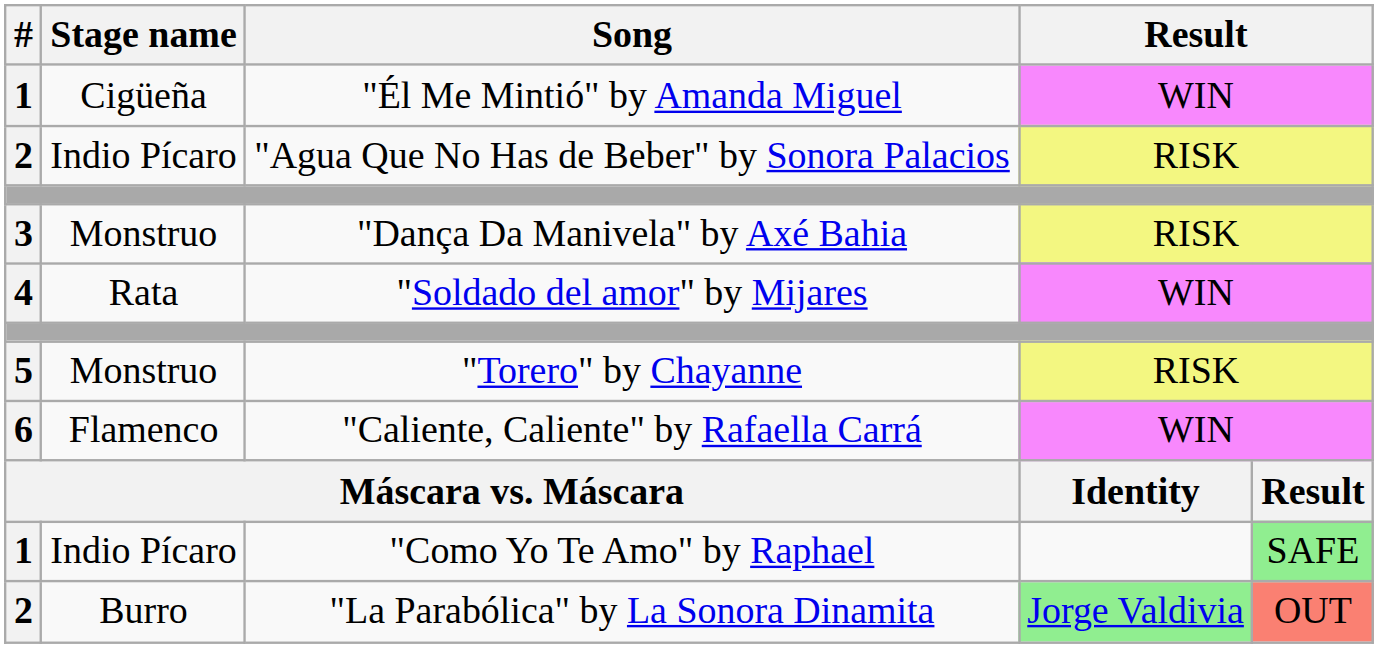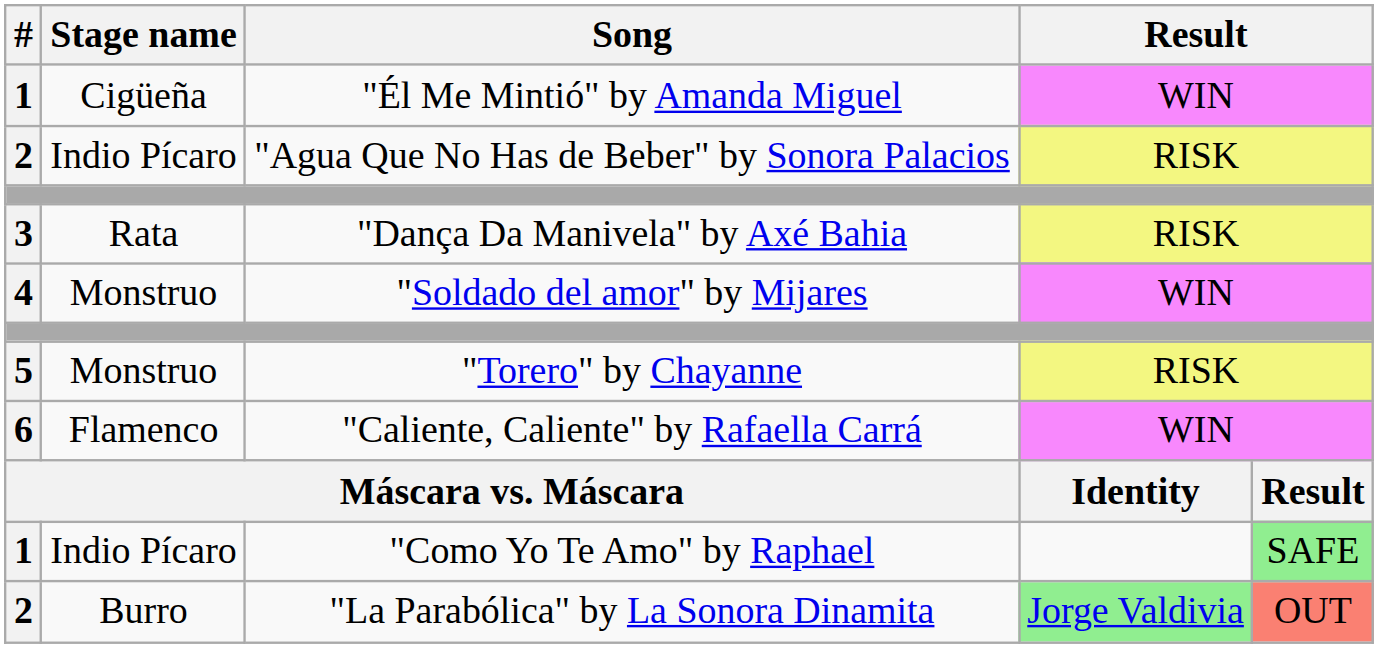(144, 232) Monstruo -> (144, 232) Rata
(144, 292) Rata -> (144, 292) Monstruo
